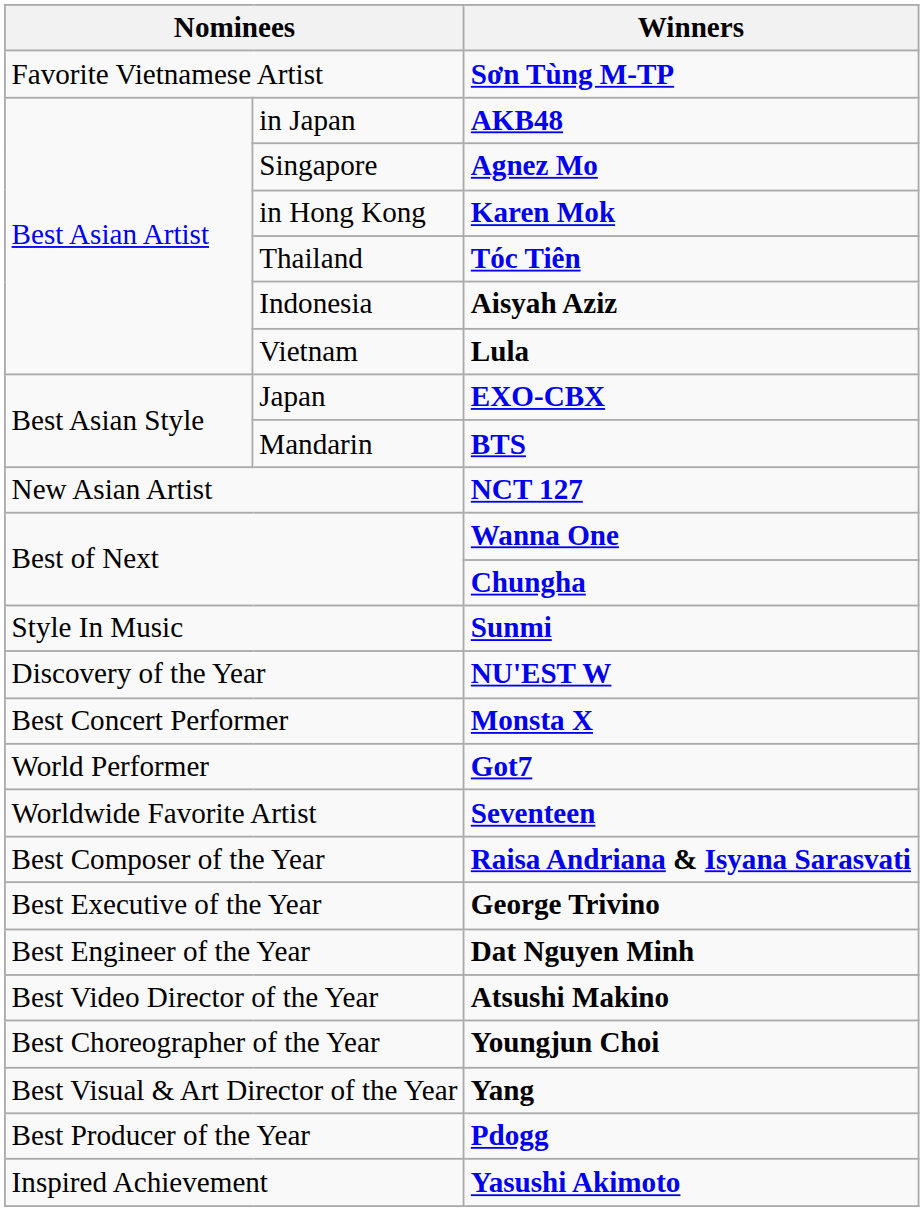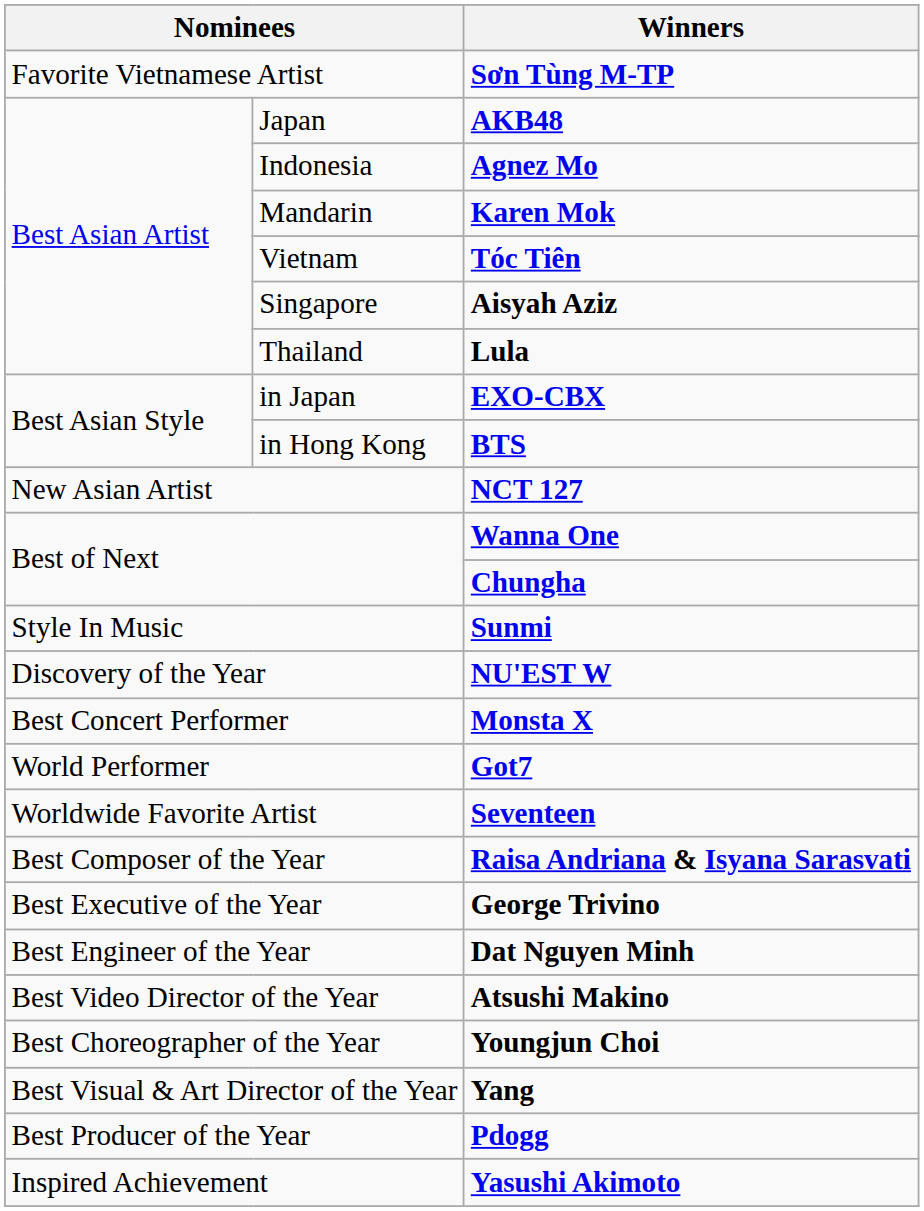(307, 119) in Japan -> (292, 119) Japan
(318, 166) Singapore -> (316, 166) Indonesia
(343, 212) in Hong Kong -> (316, 212) Mandarin
(311, 258) Thailand -> (309, 258) Vietnam
(316, 304) Indonesia -> (318, 304) Singapore
(309, 350) Vietnam -> (311, 350) Thailand
(292, 397) Japan -> (307, 397) in Japan
(316, 443) Mandarin -> (343, 443) in Hong Kong
